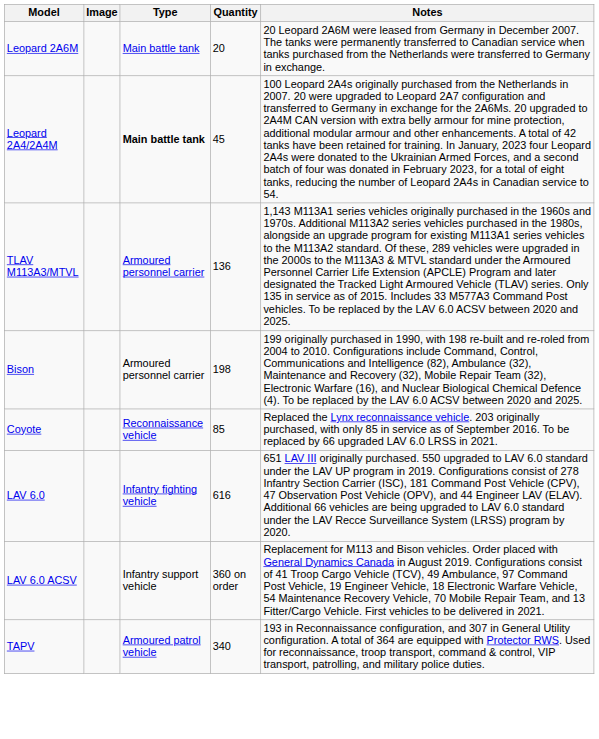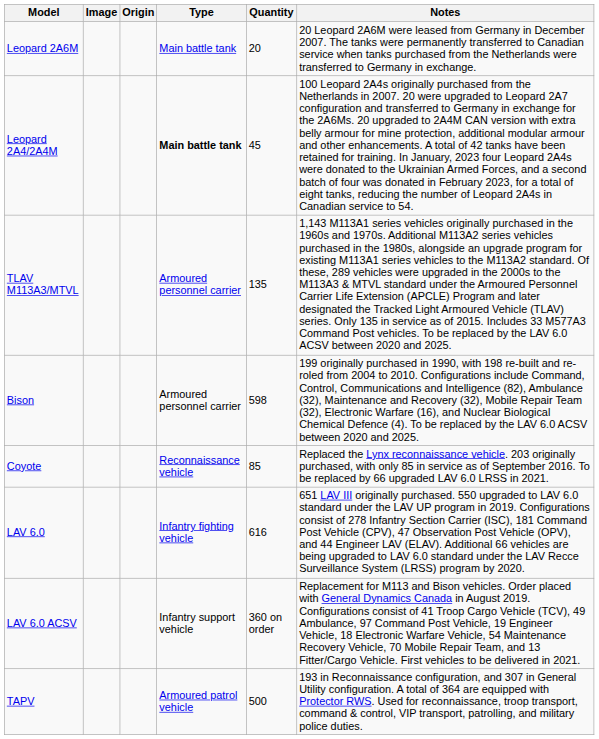+ column: (138, 13)
(222, 266) 136 -> (258, 285) 135
(222, 369) 198 -> (258, 400) 598
(222, 646) 340 -> (258, 701) 500
